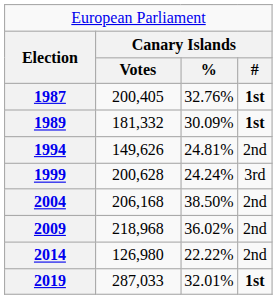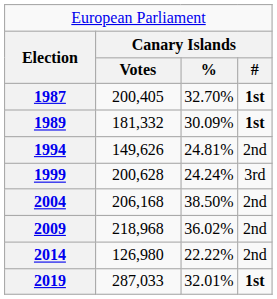(209, 97) 32.76% -> (209, 97) 32.70%
